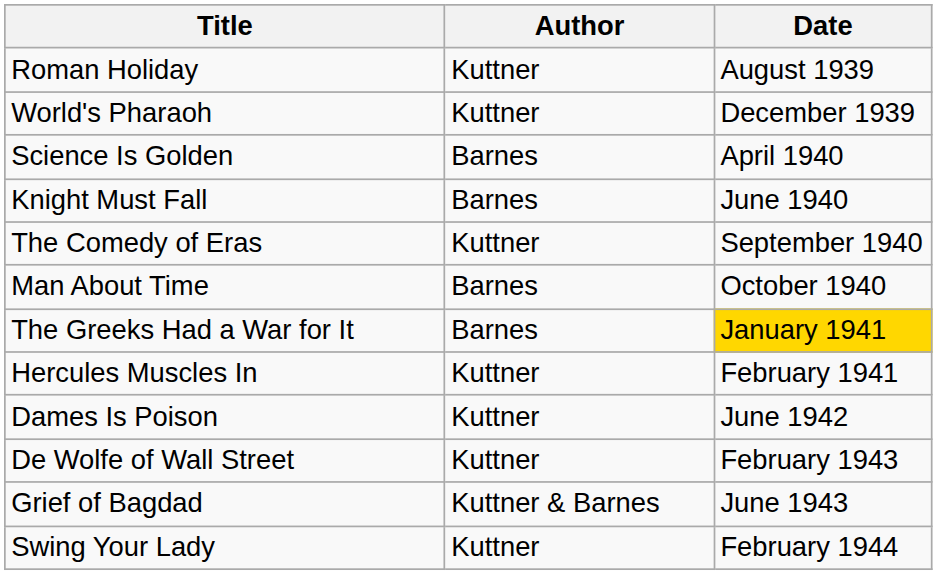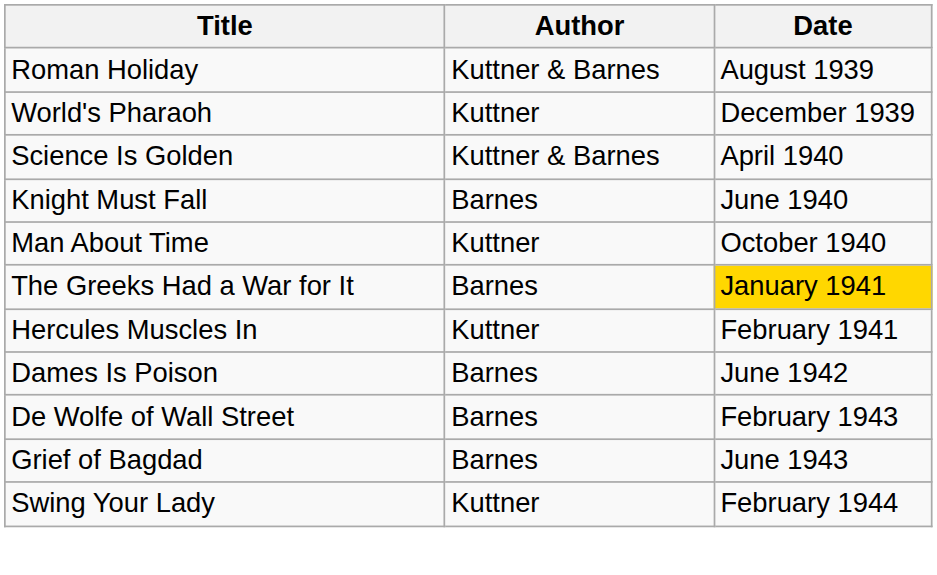(495, 69) Kuttner -> (555, 69) Kuttner & Barnes
(495, 156) Barnes -> (555, 156) Kuttner & Barnes
- row: (137, 243)
(495, 286) Barnes -> (495, 243) Kuttner
(495, 416) Kuttner -> (495, 373) Barnes
(495, 460) Kuttner -> (495, 416) Barnes
(555, 503) Kuttner & Barnes -> (495, 460) Barnes
